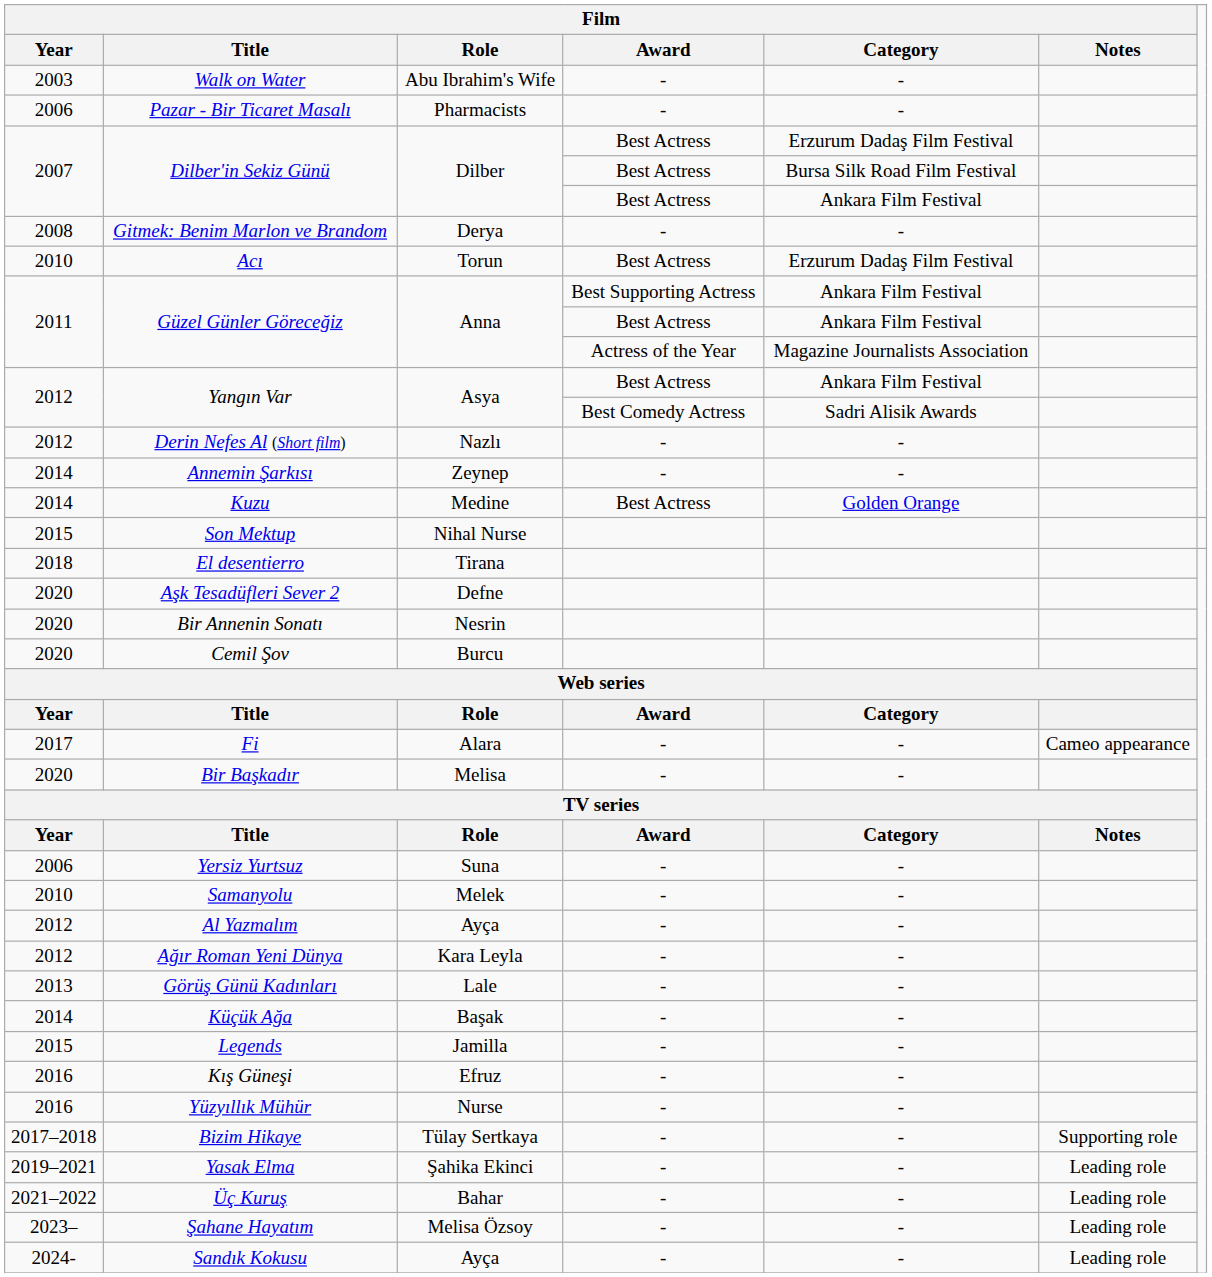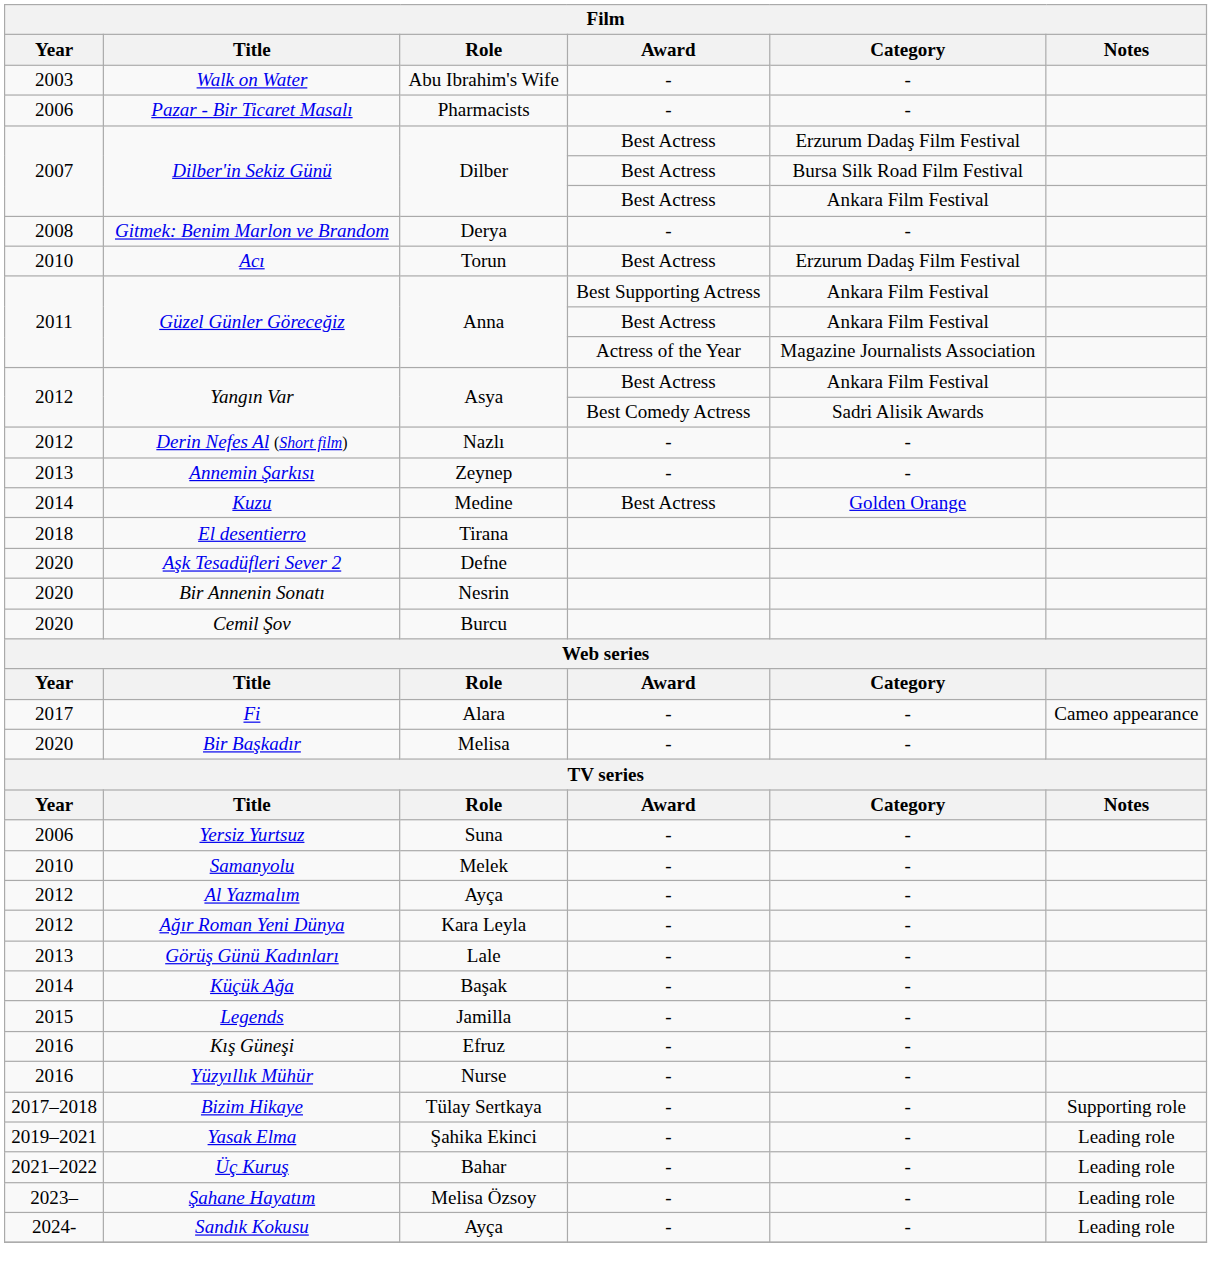(54, 472) 2014 -> (54, 472) 2013
- row: (250, 532)
